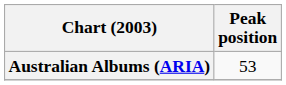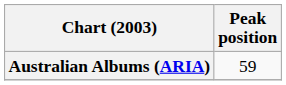(248, 65) 53 -> (248, 65) 59
